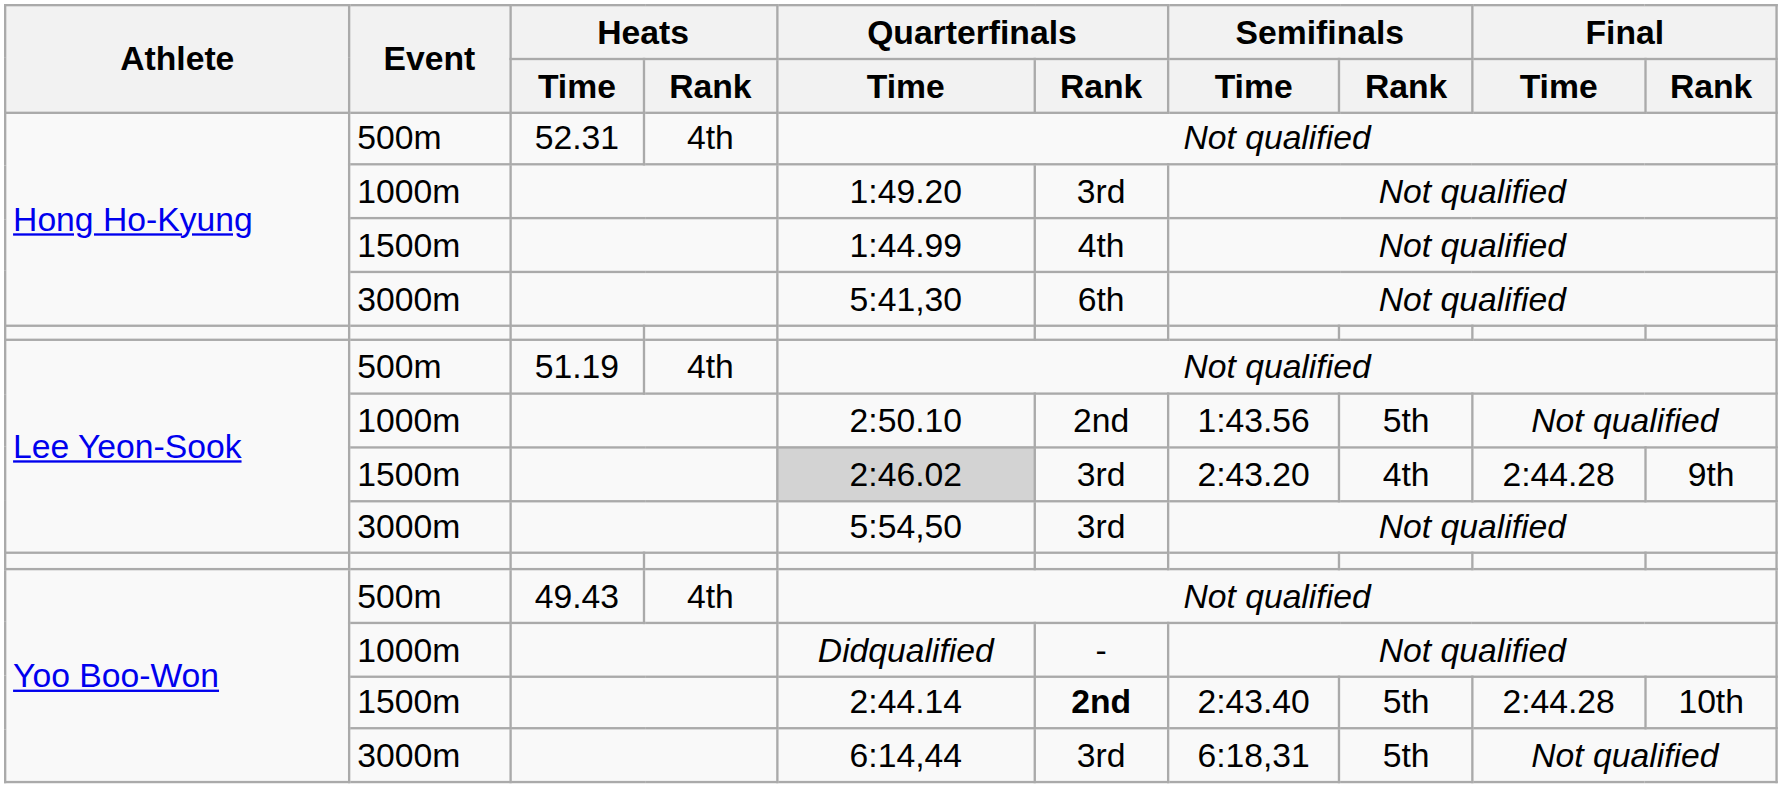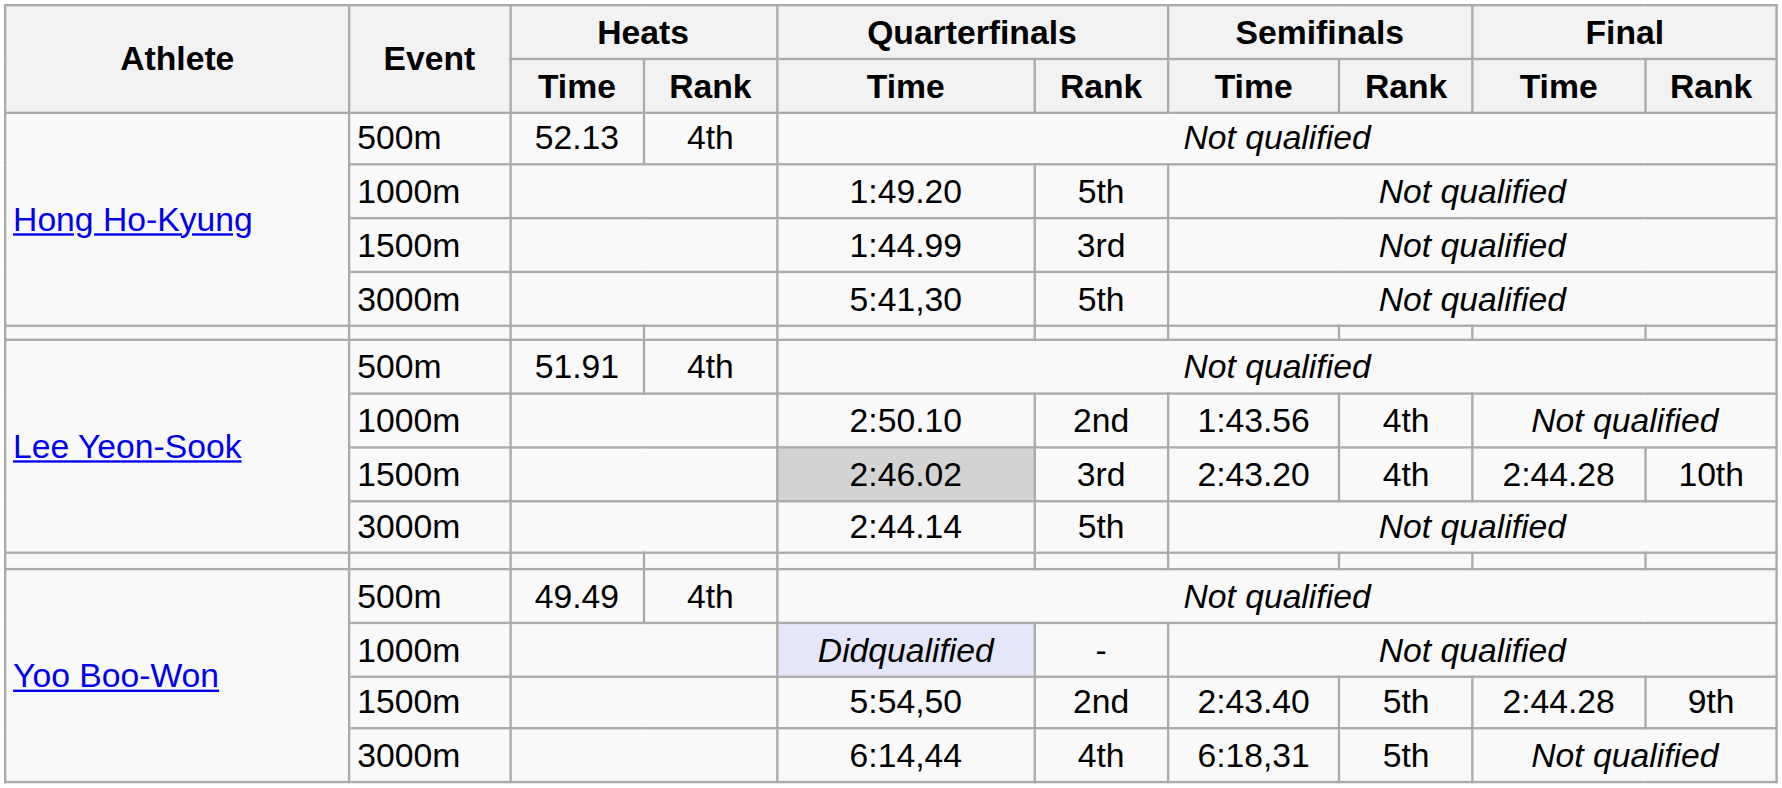(577, 139) 52.31 -> (577, 139) 52.13
(1101, 192) 3rd -> (1101, 192) 5th
(1101, 245) 4th -> (1101, 245) 3rd
(1101, 298) 6th -> (1101, 298) 5th
(577, 367) 51.19 -> (577, 367) 51.91
(1406, 421) 5th -> (1406, 421) 4th
(1711, 474) 9th -> (1711, 474) 10th
(906, 527) 5:54,50 -> (906, 527) 2:44.14
(1101, 527) 3rd -> (1101, 527) 5th
(577, 596) 49.43 -> (577, 596) 49.49
(906, 649) no background -> (906, 649) lavender background
(906, 703) 2:44.14 -> (906, 703) 5:54,50
(1101, 703) bold -> (1101, 703) normal
(1711, 703) 10th -> (1711, 703) 9th
(1101, 756) 3rd -> (1101, 756) 4th
